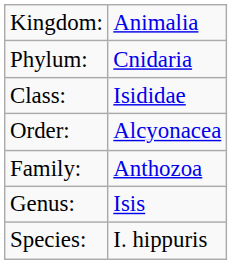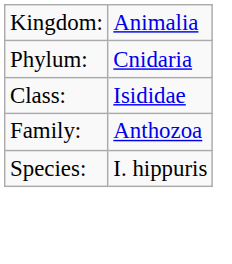- row: (40, 131)
- row: (42, 204)
